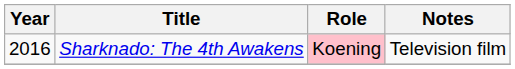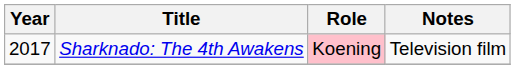(30, 49) 2016 -> (30, 49) 2017
